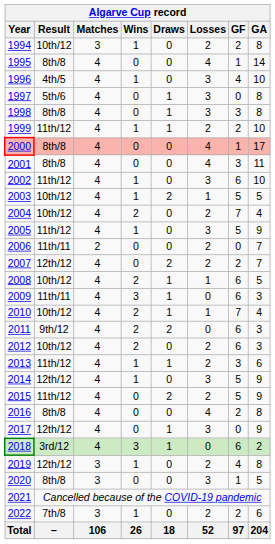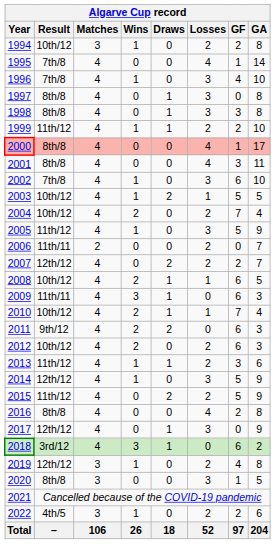(54, 63) 8th/8 -> (54, 63) 7th/8
(54, 79) 4th/5 -> (54, 79) 7th/8
(54, 96) 5th/6 -> (54, 96) 8th/8
(54, 181) 11th/12 -> (54, 181) 7th/8
(54, 514) 7th/8 -> (54, 514) 4th/5
